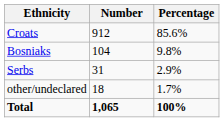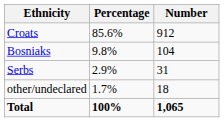columns swapped: (122, 13) <-> (186, 13)
